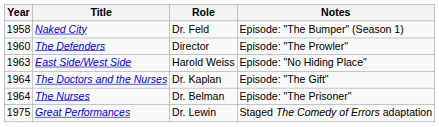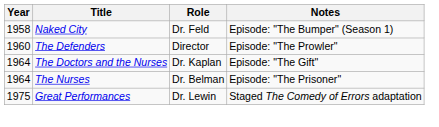- row: (83, 63)
